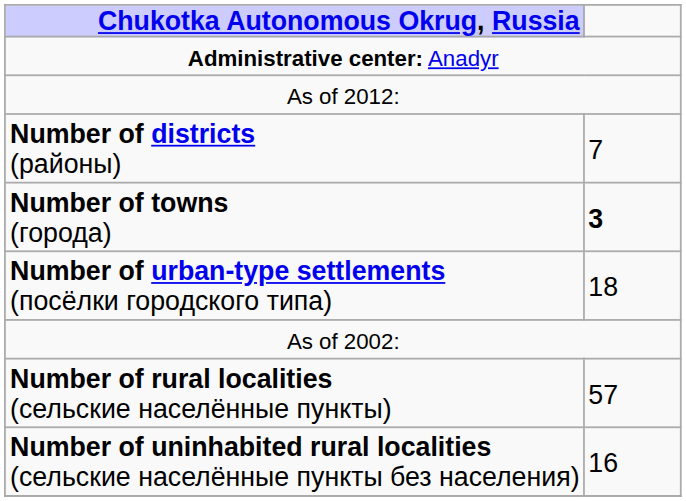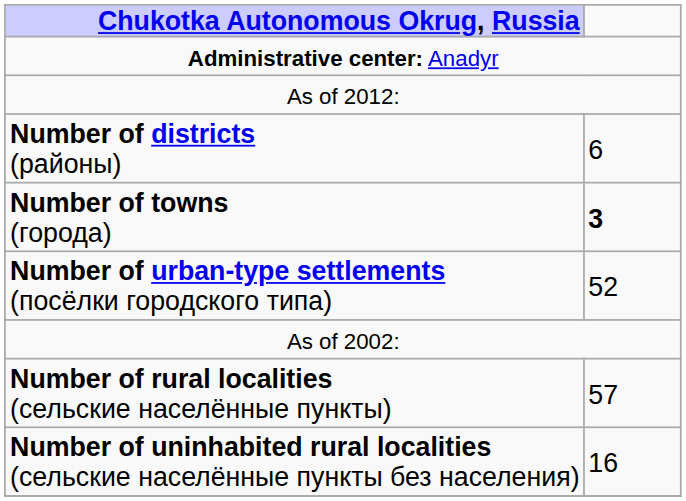(596, 148) 7 -> (596, 148) 6
(603, 286) 18 -> (603, 286) 52
